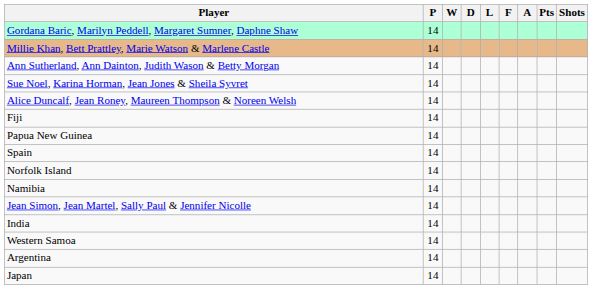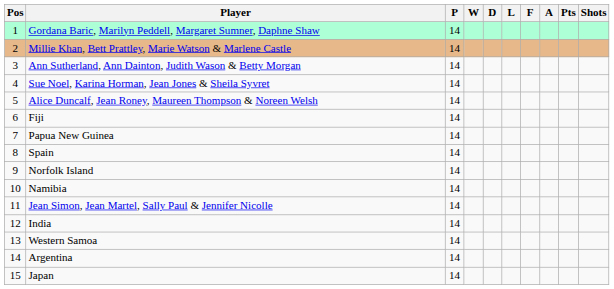+ column: (15, 13)
